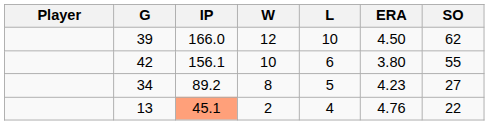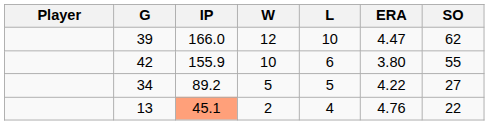(391, 39) 4.50 -> (391, 39) 4.47
(207, 62) 156.1 -> (207, 62) 155.9
(268, 85) 8 -> (268, 85) 5
(391, 85) 4.23 -> (391, 85) 4.22
